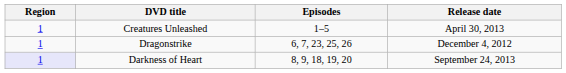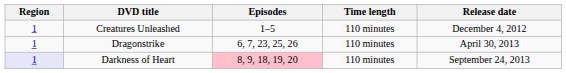+ column: (370, 12)
(475, 28) April 30, 2013 -> (489, 28) December 4, 2012
(475, 44) December 4, 2012 -> (489, 44) April 30, 2013
(321, 60) no background -> (267, 60) pink background
